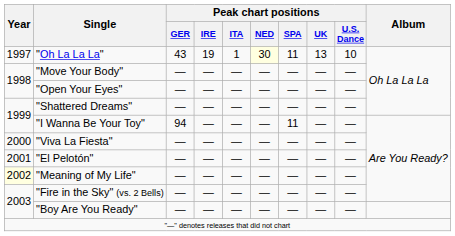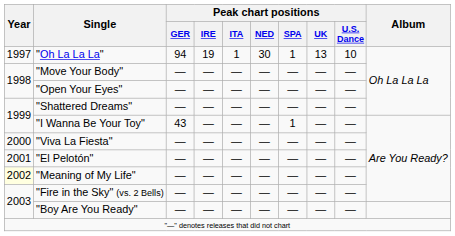(180, 55) 43 -> (180, 55) 94
(265, 55) lightyellow background -> (265, 55) no background
(293, 55) 11 -> (293, 55) 1
(180, 124) 94 -> (180, 124) 43
(293, 124) 11 -> (293, 124) 1
